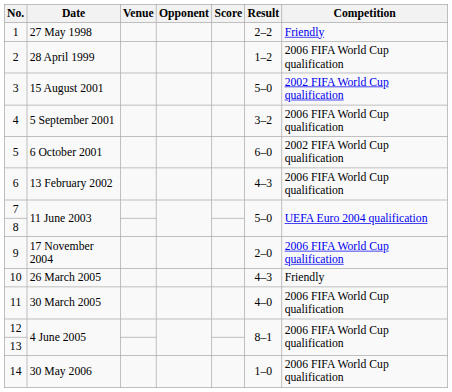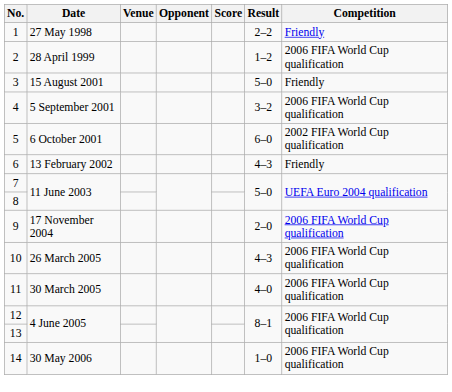(337, 89) 2002 FIFA World Cup qualification -> (304, 82) Friendly
(337, 184) 2006 FIFA World Cup qualification -> (304, 164) Friendly
(304, 277) Friendly -> (337, 258) 2006 FIFA World Cup qualification
